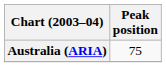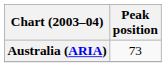(135, 51) 75 -> (135, 51) 73
